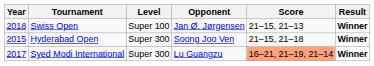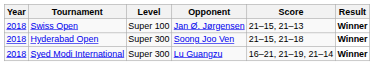(16, 40) 2015 -> (16, 40) 2018
(16, 54) 2017 -> (16, 54) 2018
(291, 54) lightsalmon background -> (291, 54) no background
